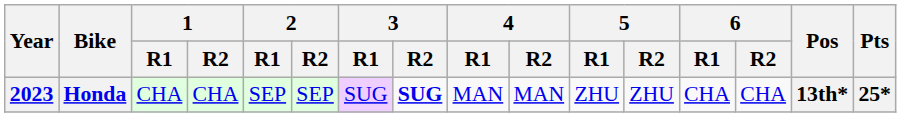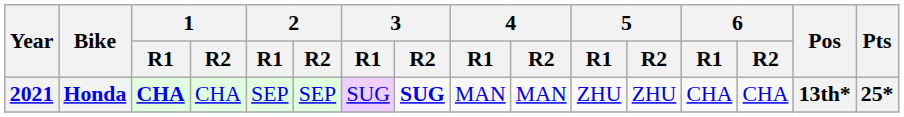(32, 94) 2023 -> (32, 94) 2021
(159, 94) normal -> (161, 94) bold
